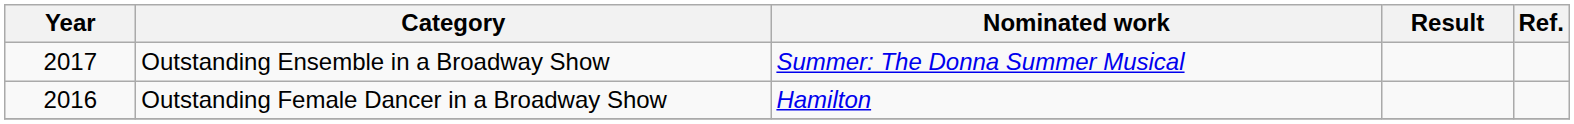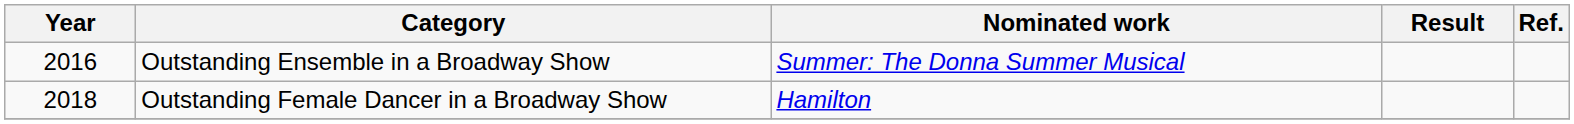(70, 61) 2017 -> (70, 61) 2016
(70, 99) 2016 -> (70, 99) 2018
